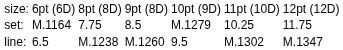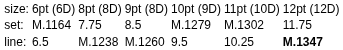(239, 25) 10.25 -> (244, 25) M.1302
(244, 42) M.1302 -> (239, 42) 10.25
(303, 42) normal -> (303, 42) bold
